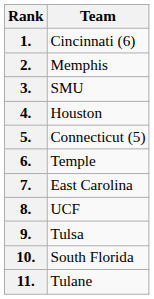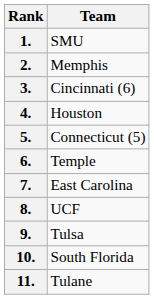(93, 40) Cincinnati (6) -> (67, 40) SMU
(67, 88) SMU -> (93, 88) Cincinnati (6)
